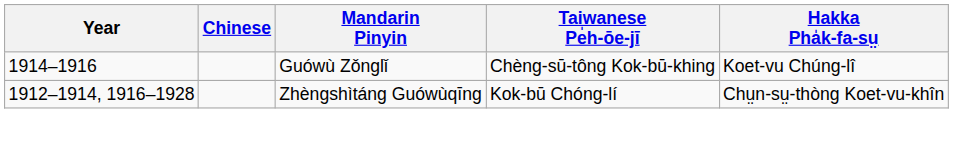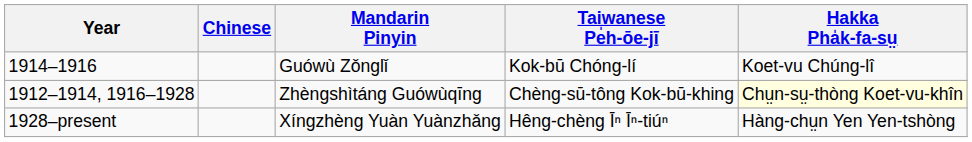(602, 66) Chèng-sū-tông Kok-bū-khing -> (573, 66) Kok-bū Chóng-lí
(554, 94) Kok-bū Chóng-lí -> (621, 94) Chèng-sū-tông Kok-bū-khing
(834, 94) no background -> (853, 94) lightyellow background
+ row: (390, 121)
